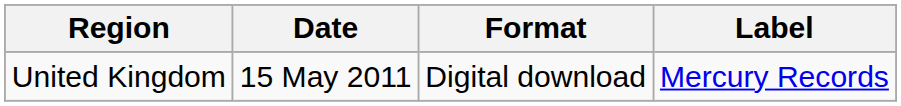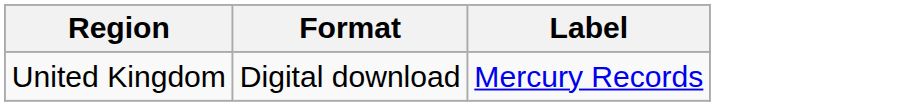- column: (326, 28)
